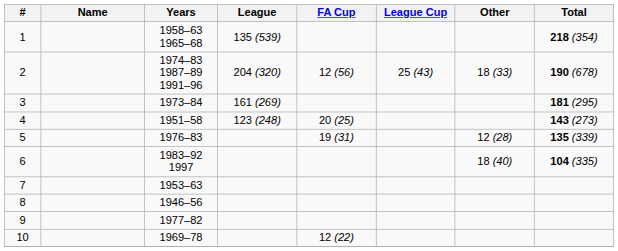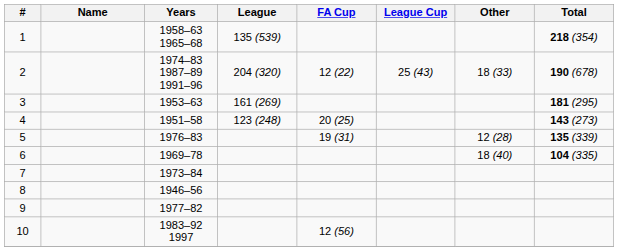(336, 73) 12 (56) -> (336, 73) 12 (22)
(181, 103) 1973–84 -> (181, 103) 1953–63
(181, 161) 1983–92 1997 -> (181, 155) 1969–78
(181, 185) 1953–63 -> (181, 173) 1973–84
(181, 238) 1969–78 -> (181, 231) 1983–92 1997
(336, 238) 12 (22) -> (336, 231) 12 (56)
